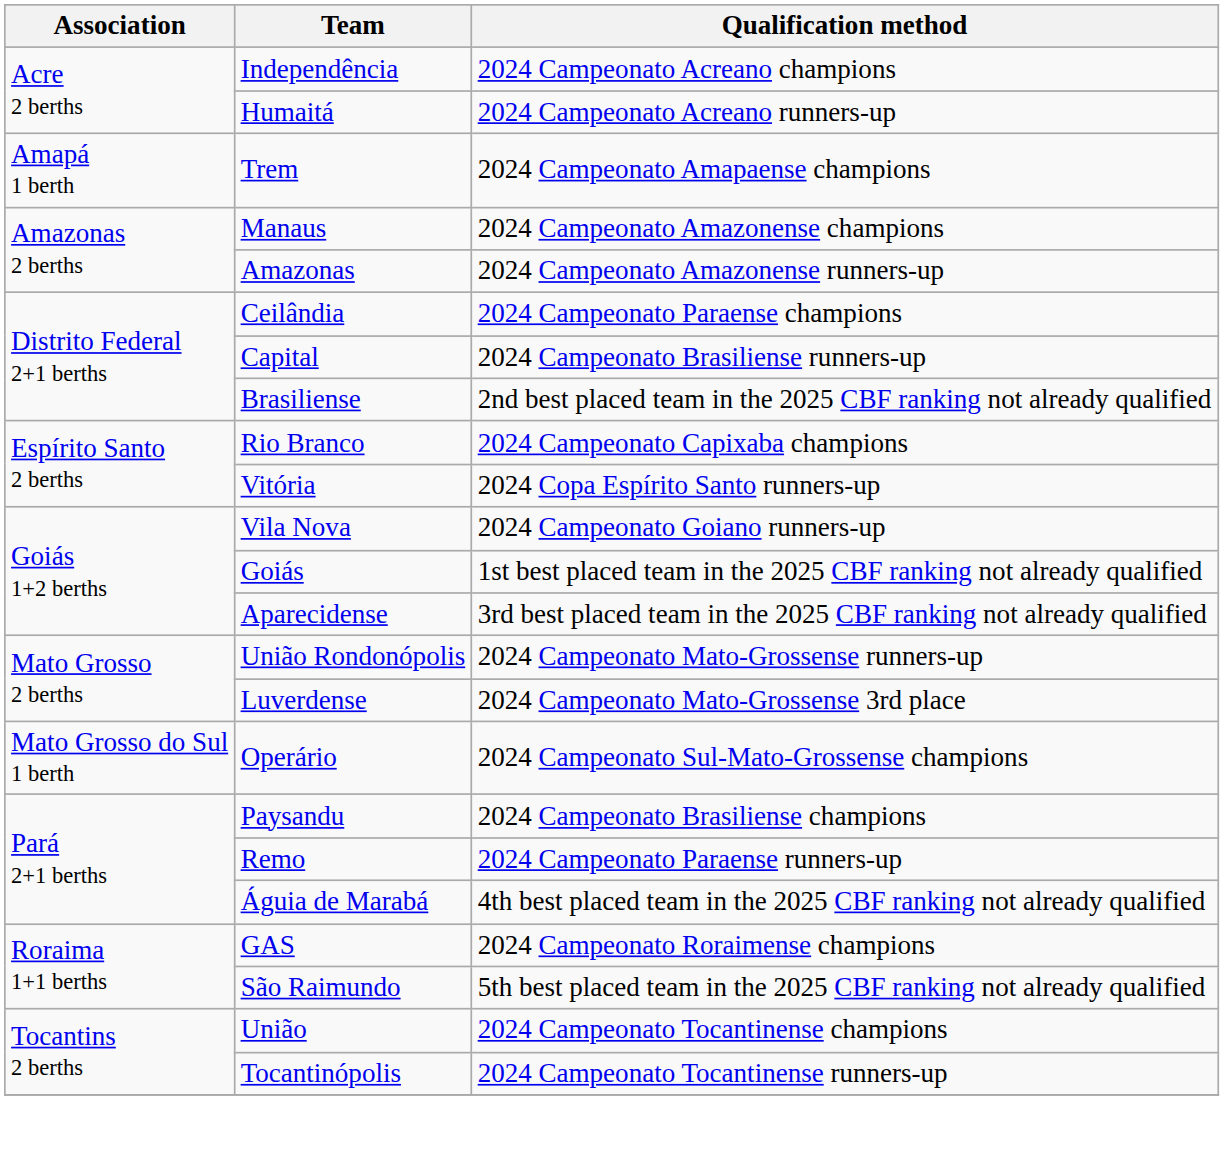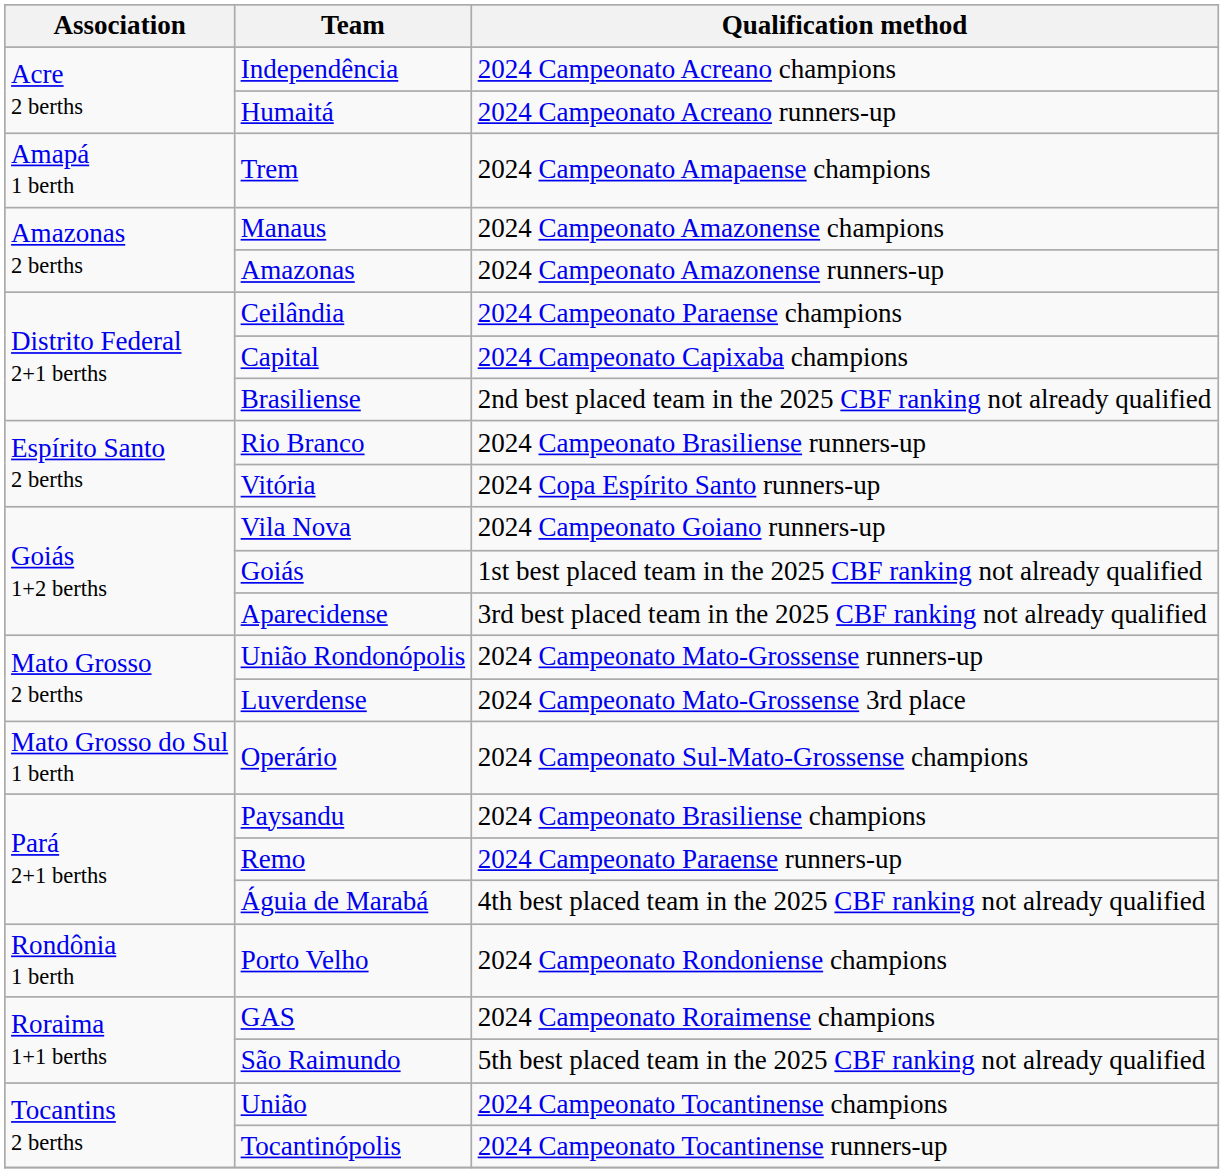(702, 356) 2024 Campeonato Brasiliense runners-up -> (693, 356) 2024 Campeonato Capixaba champions
(693, 442) 2024 Campeonato Capixaba champions -> (702, 442) 2024 Campeonato Brasiliense runners-up
+ row: (305, 959)
